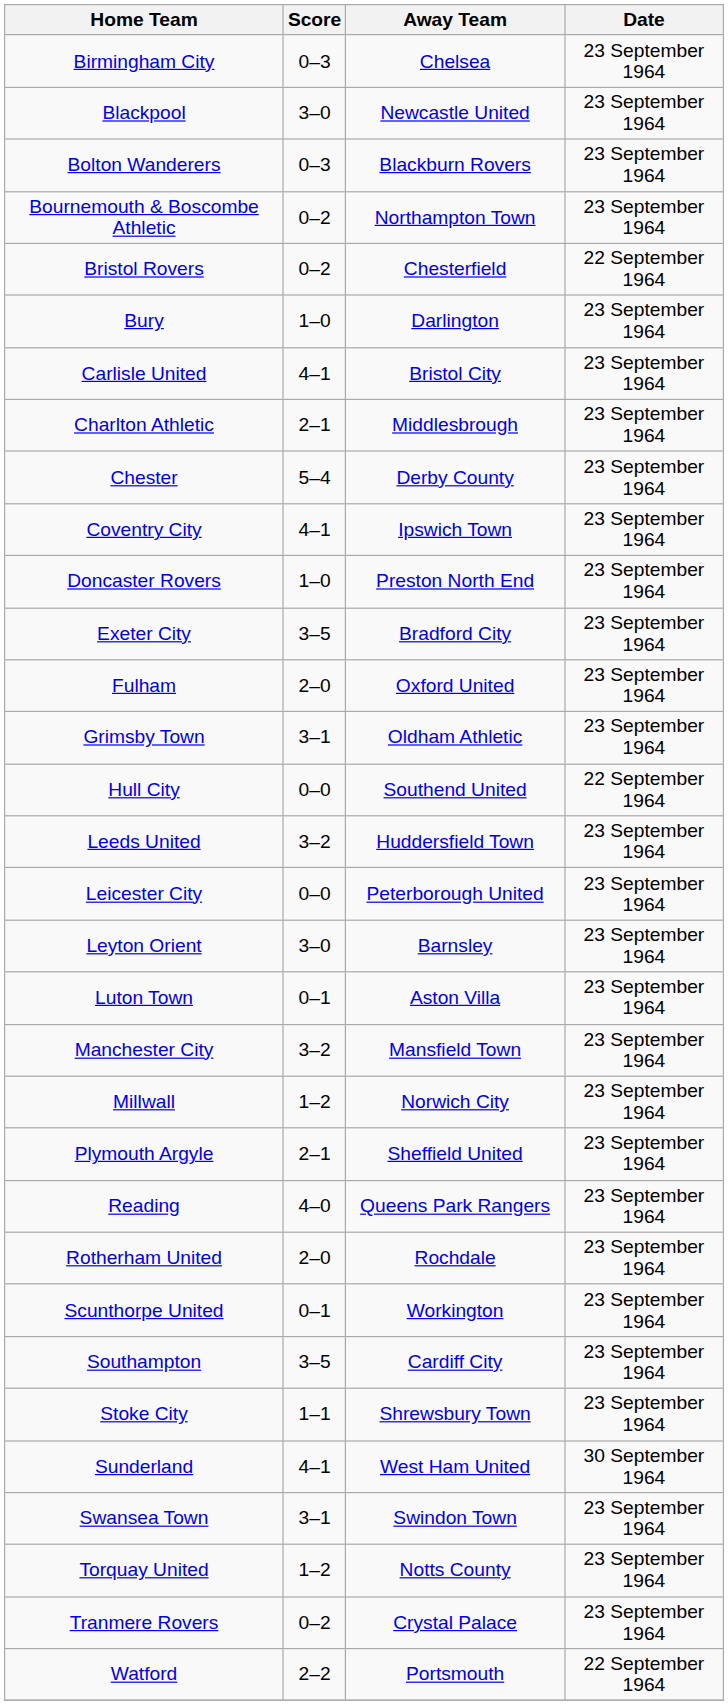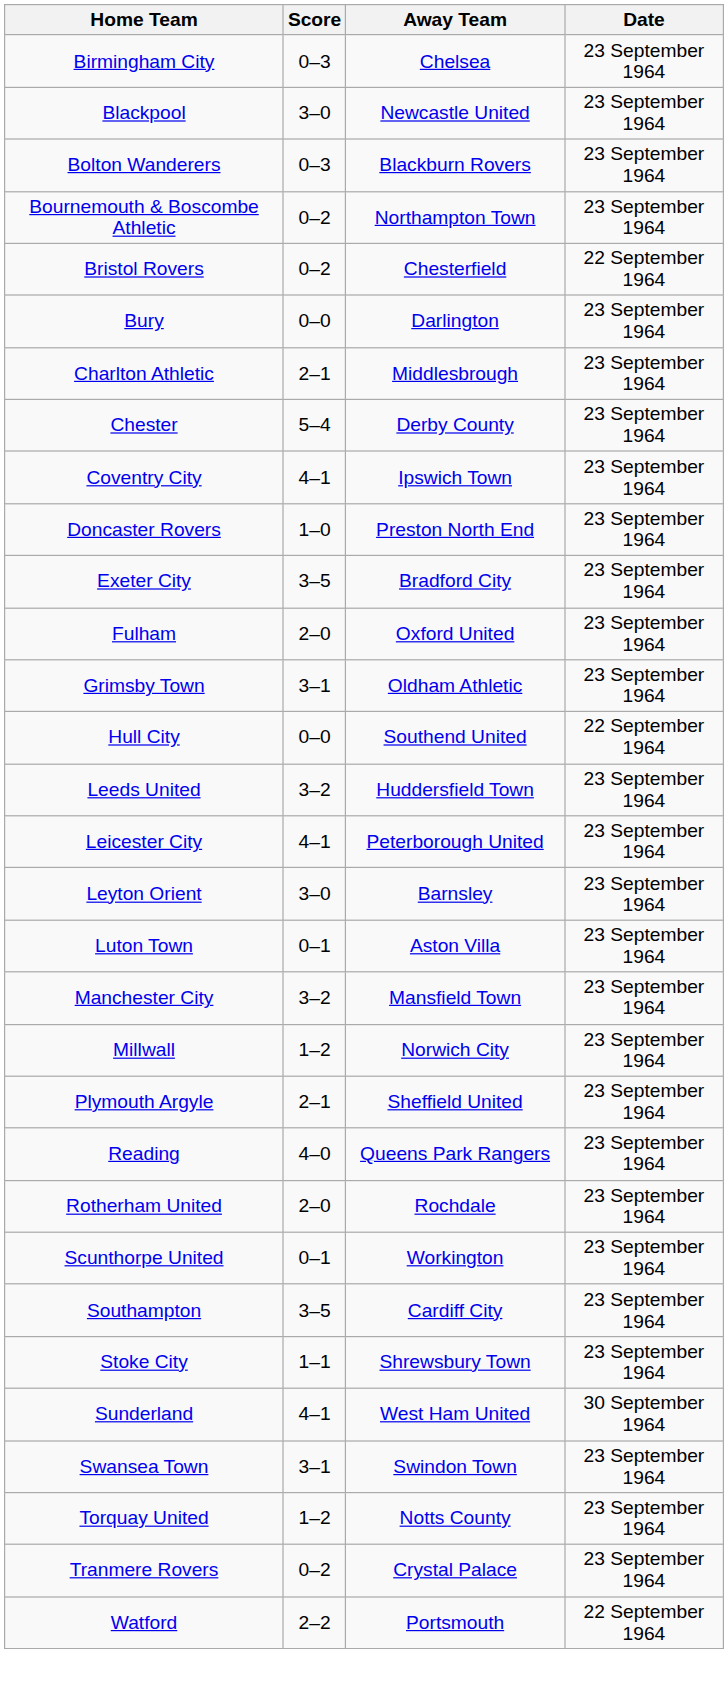(315, 321) 1–0 -> (315, 321) 0–0
- row: (144, 373)
(315, 893) 0–0 -> (315, 841) 4–1
